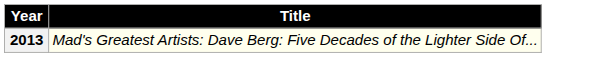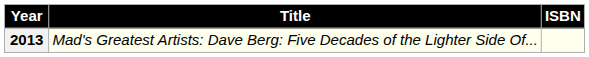+ column: (563, 16)
